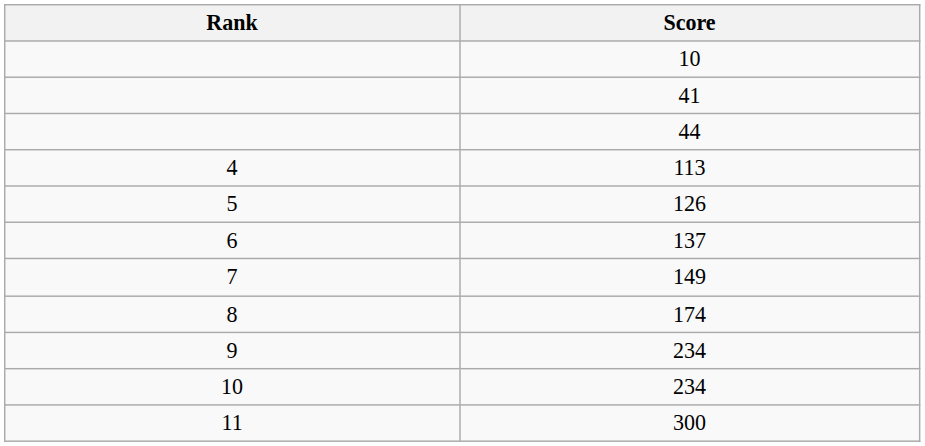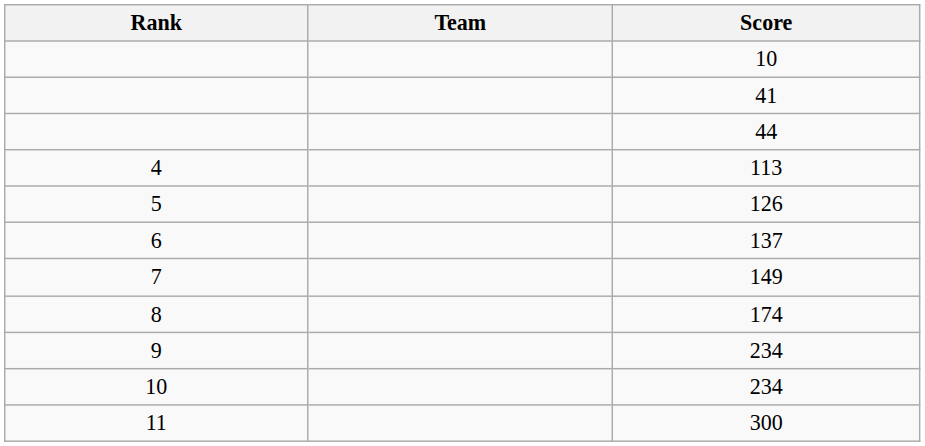+ column: (460, 22)
